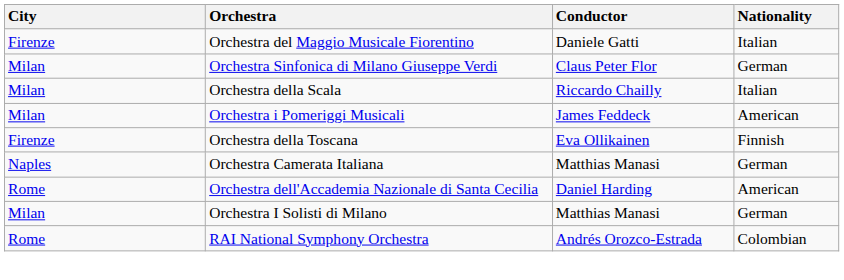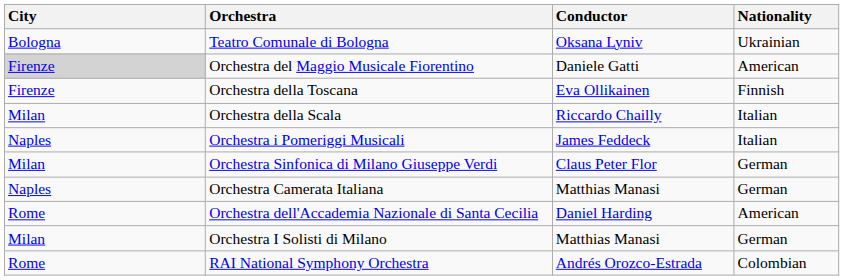+ row: (299, 41)
(31, 41) no background -> (31, 66) lightgrey background
(757, 41) Italian -> (768, 66) American
rows swapped: (284, 139) <-> (353, 66)
(27, 115) Milan -> (30, 139) Naples
(768, 115) American -> (757, 139) Italian
